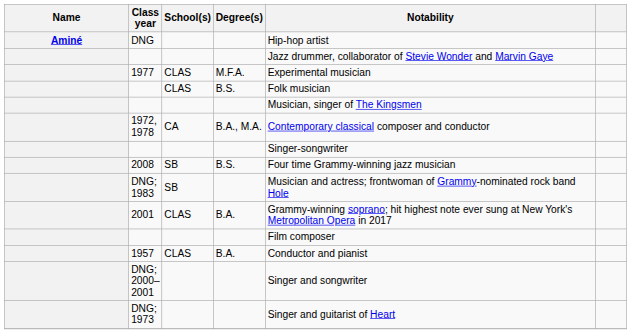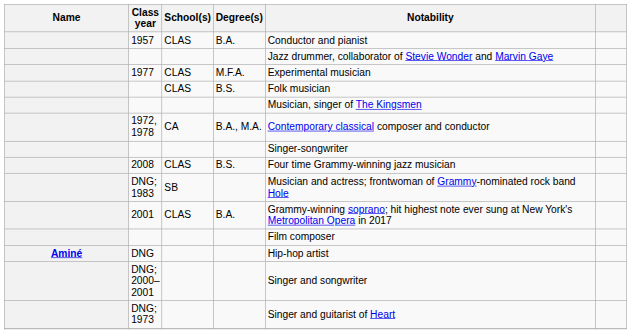rows swapped: (143, 40) <-> (143, 253)
(171, 165) SB -> (178, 165) CLAS
